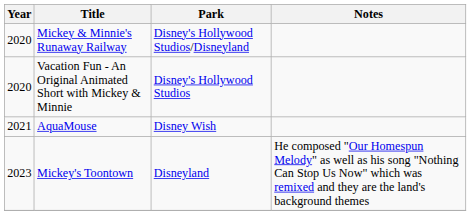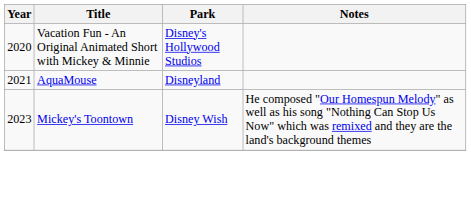- row: (84, 40)
(185, 126) Disney Wish -> (193, 80) Disneyland
(181, 173) Disneyland -> (196, 119) Disney Wish
